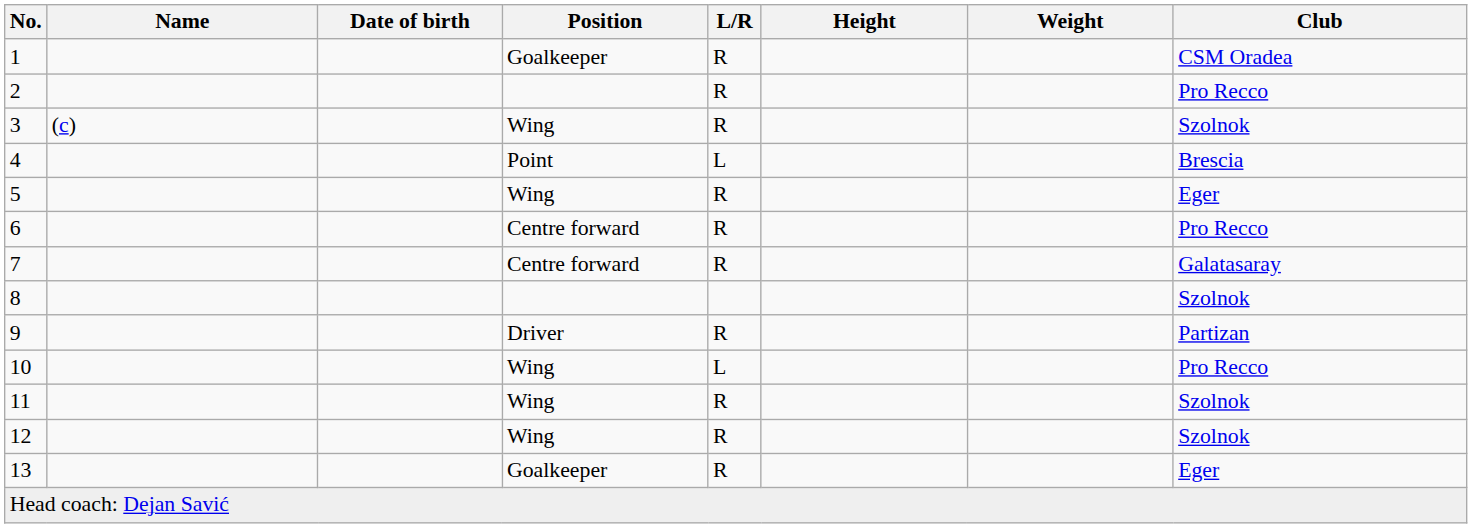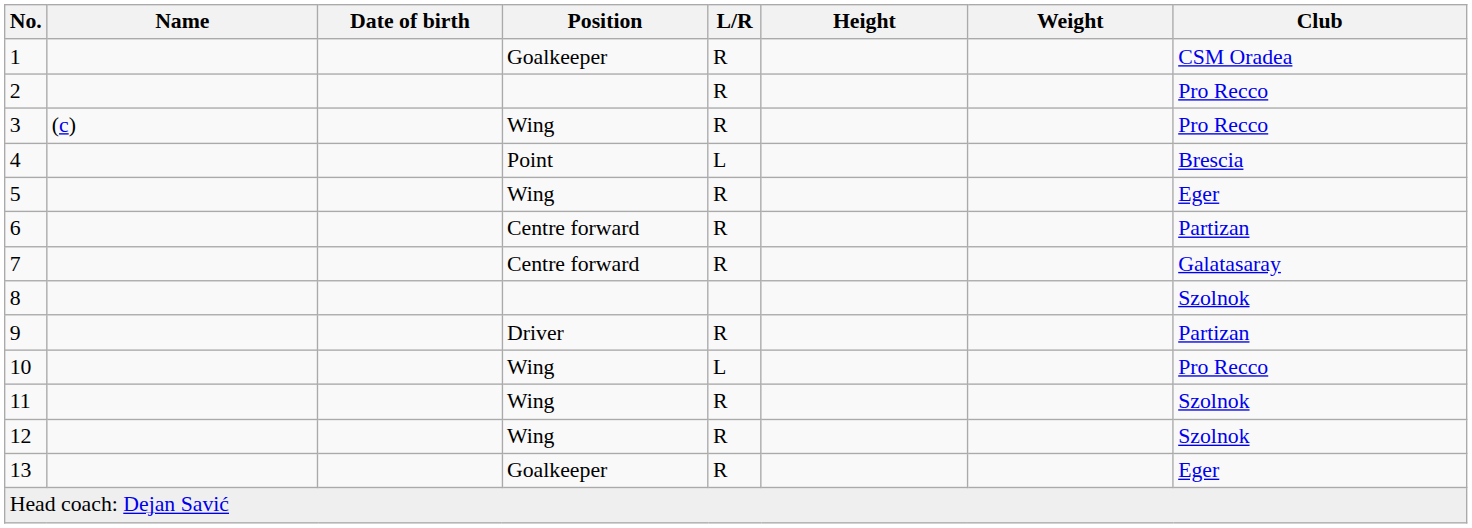(1214, 125) Szolnok -> (1223, 125) Pro Recco
(1223, 228) Pro Recco -> (1214, 228) Partizan
